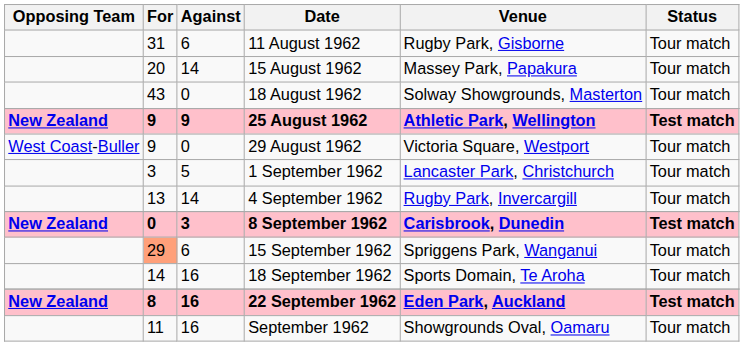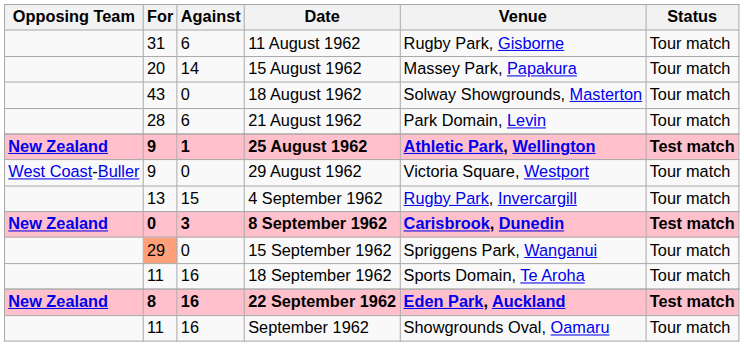+ row: (305, 120)
(185, 120) 9 -> (185, 146) 1
- row: (315, 172)
(190, 198) 14 -> (190, 198) 15
(185, 250) 6 -> (185, 250) 0
(156, 276) 14 -> (155, 276) 11
